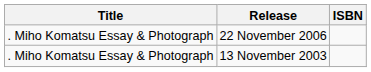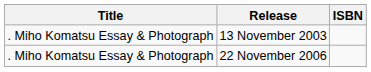rows swapped: (273, 56) <-> (273, 35)
